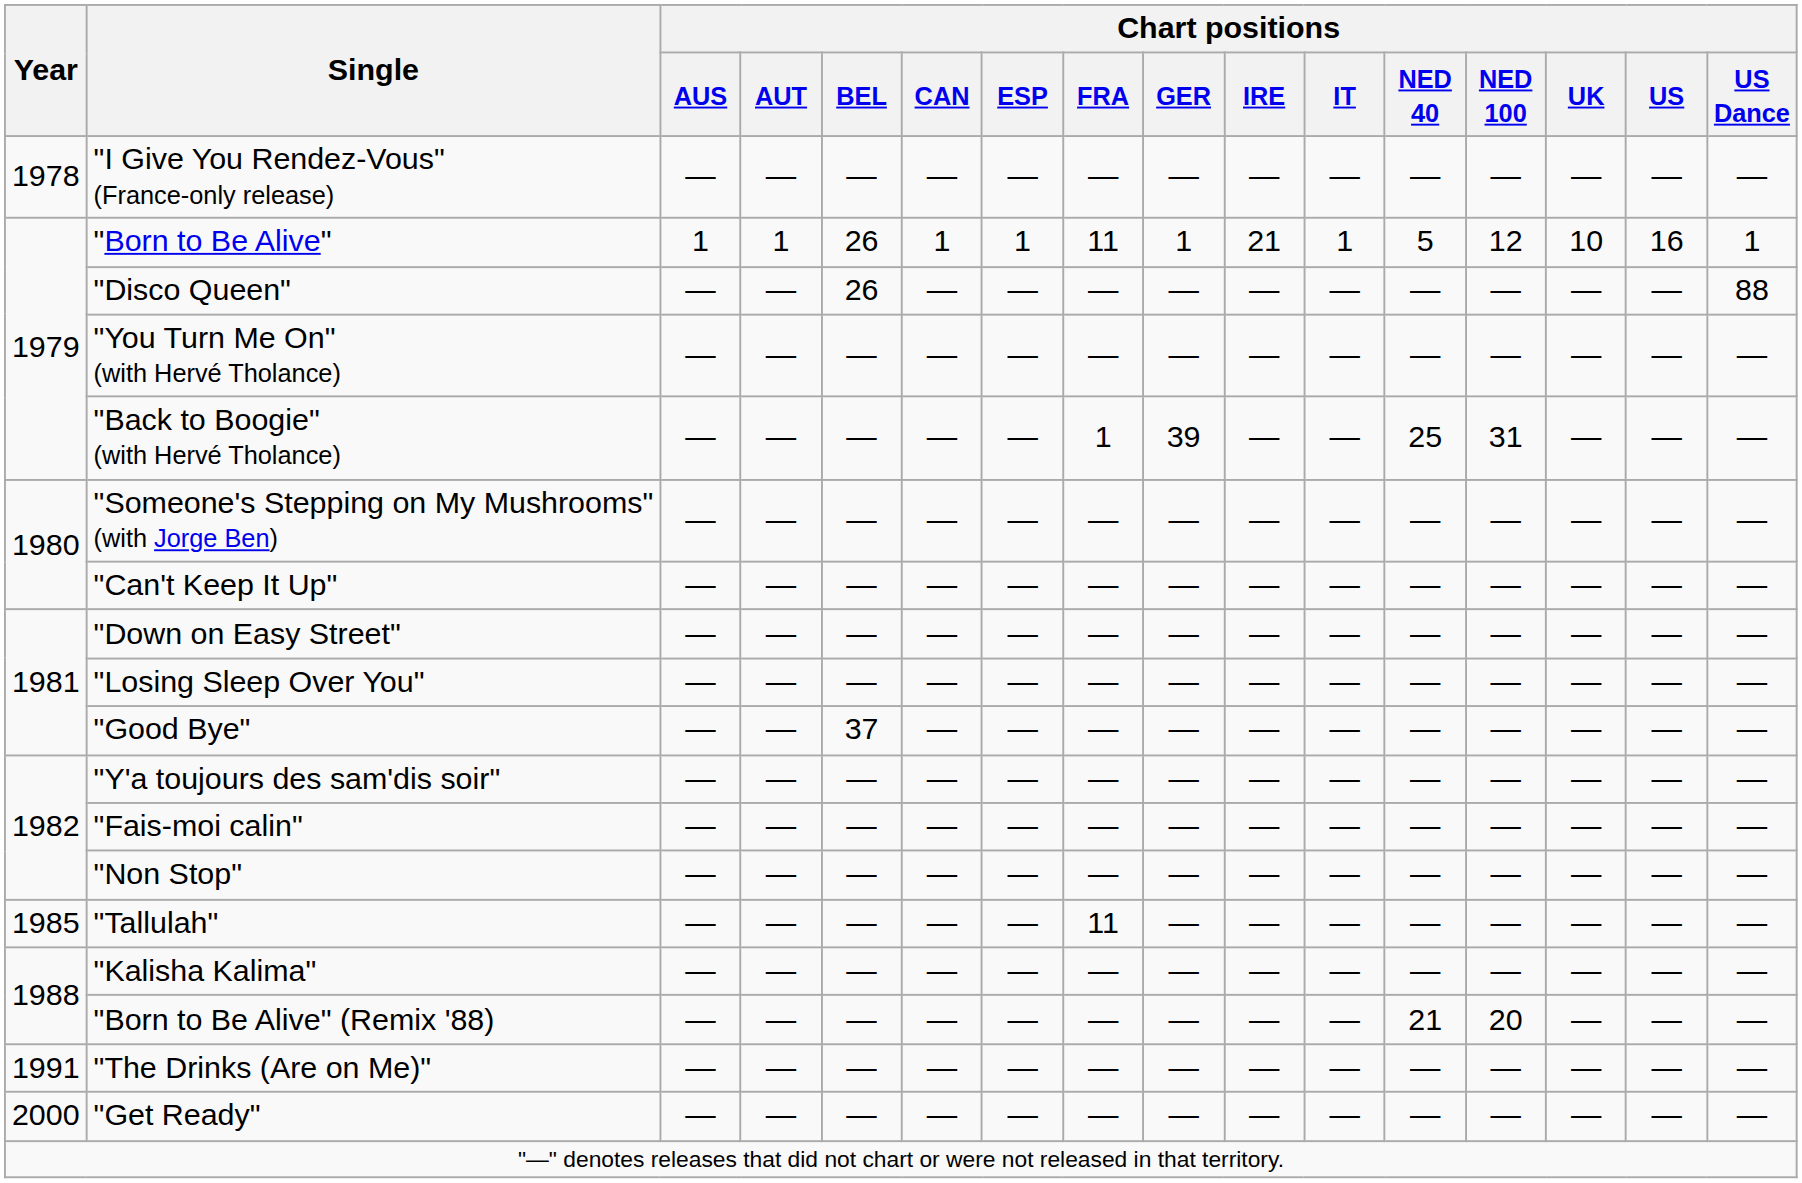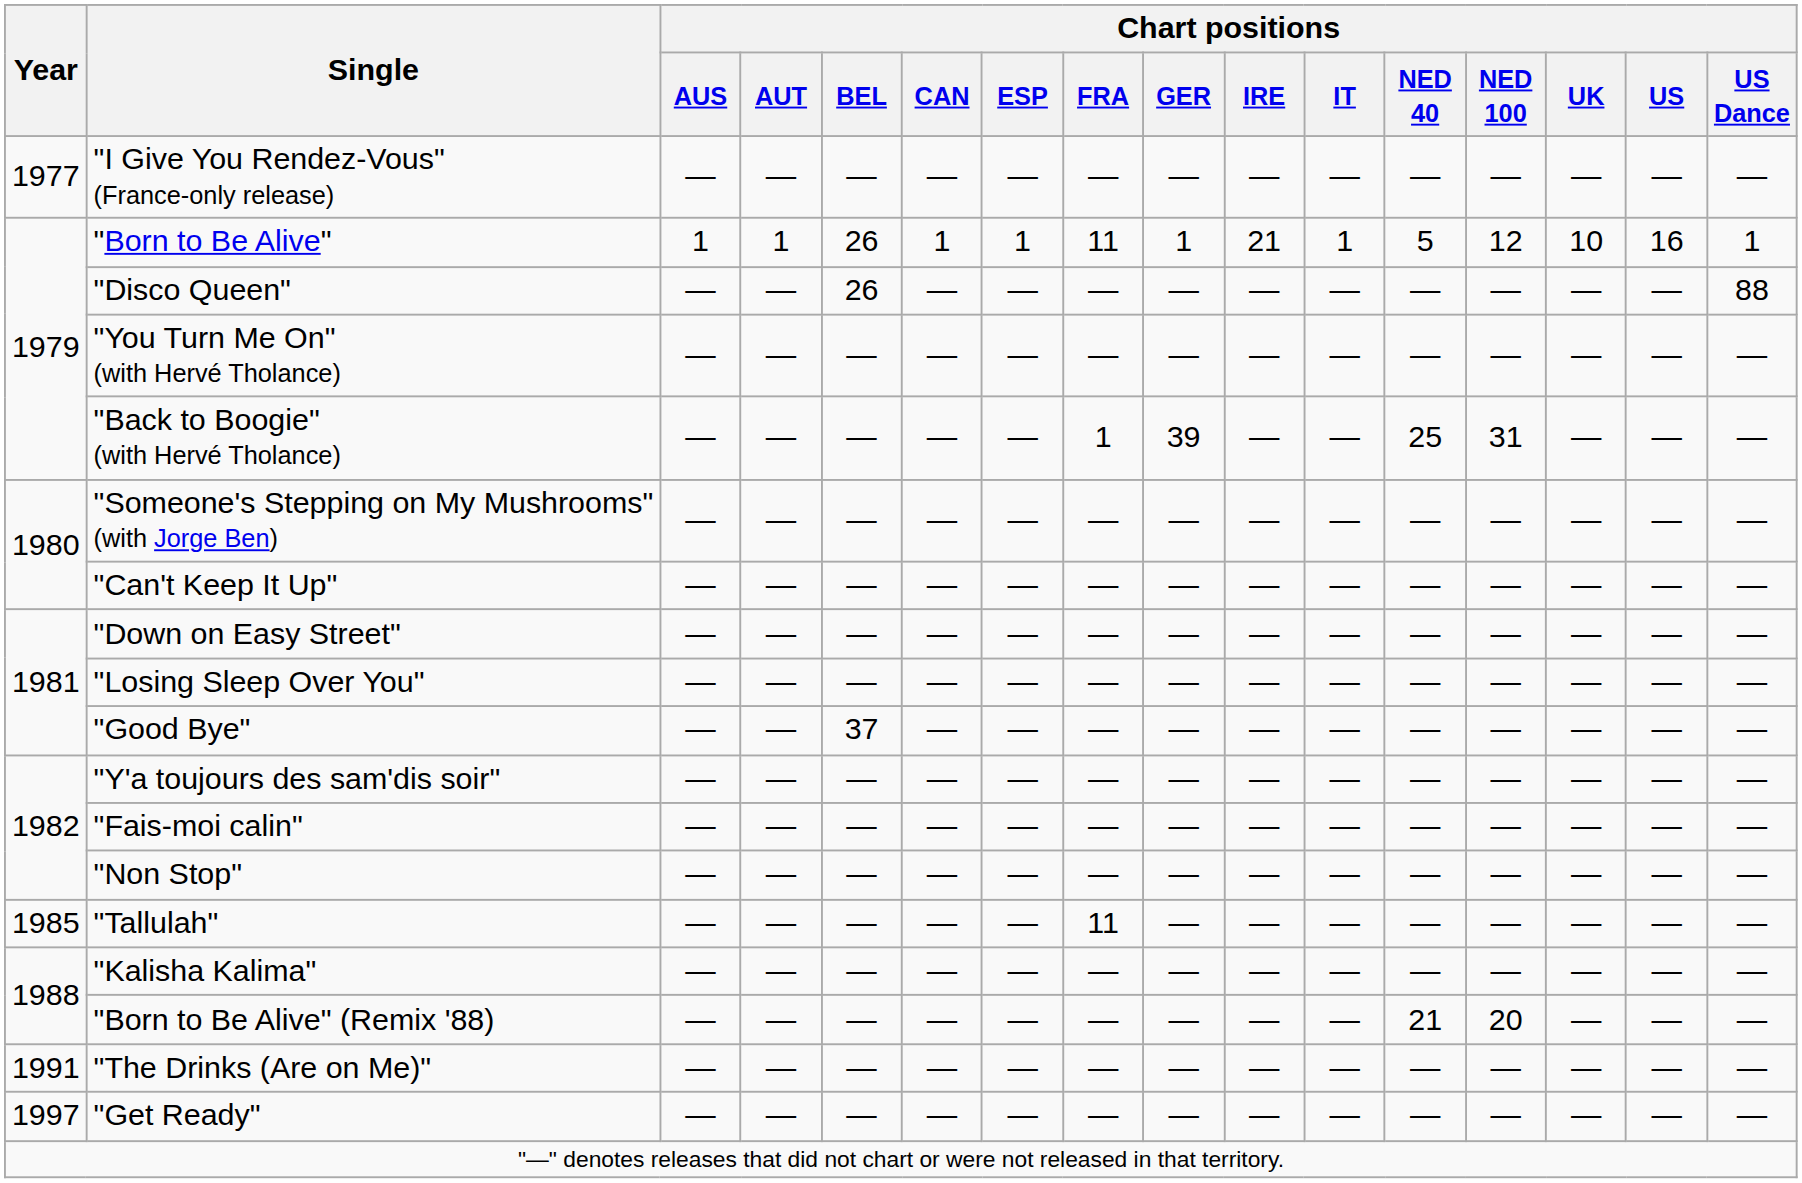(46, 176) 1978 -> (46, 176) 1977
(46, 1115) 2000 -> (46, 1115) 1997
